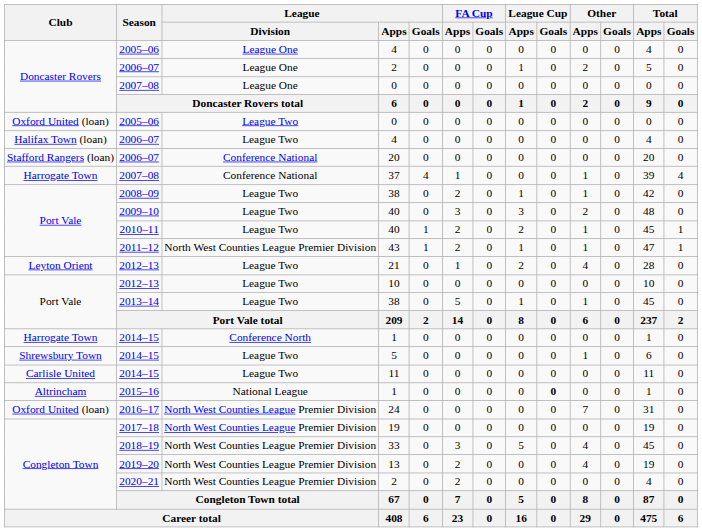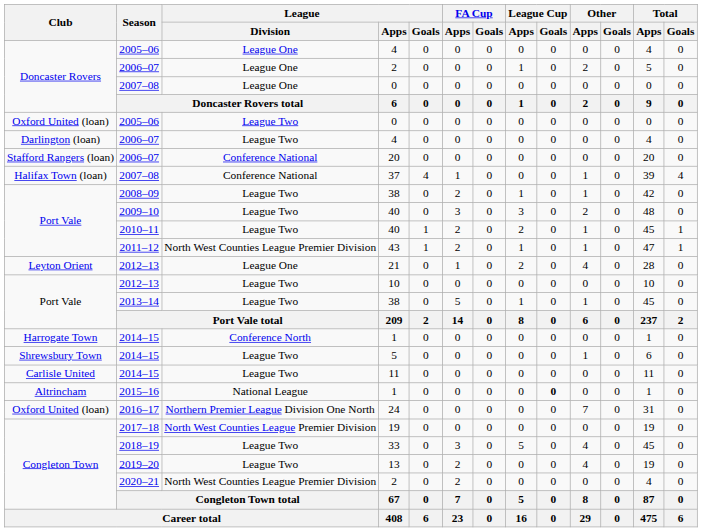(60, 139) Halifax Town (loan) -> (61, 139) Darlington (loan)
(60, 175) Harrogate Town -> (60, 175) Halifax Town (loan)
(270, 265) League Two -> (270, 265) League One
(270, 409) North West Counties League Premier Division -> (270, 409) Northern Premier League Division One North
(270, 445) North West Counties League Premier Division -> (270, 445) League Two
(270, 463) North West Counties League Premier Division -> (270, 463) League Two
